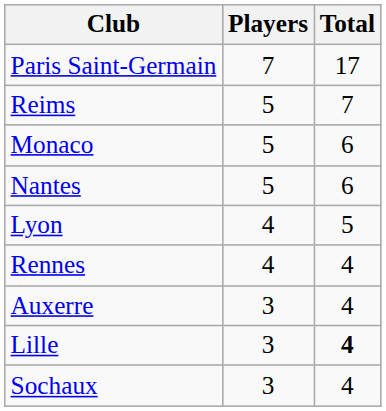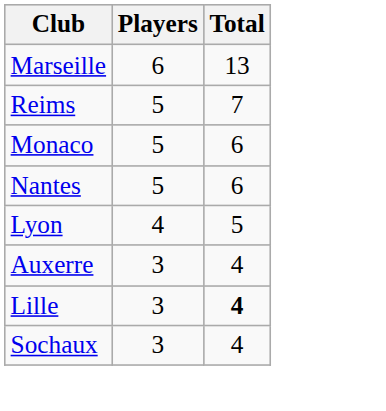- row: (113, 64)
+ row: (58, 64)
- row: (48, 265)
